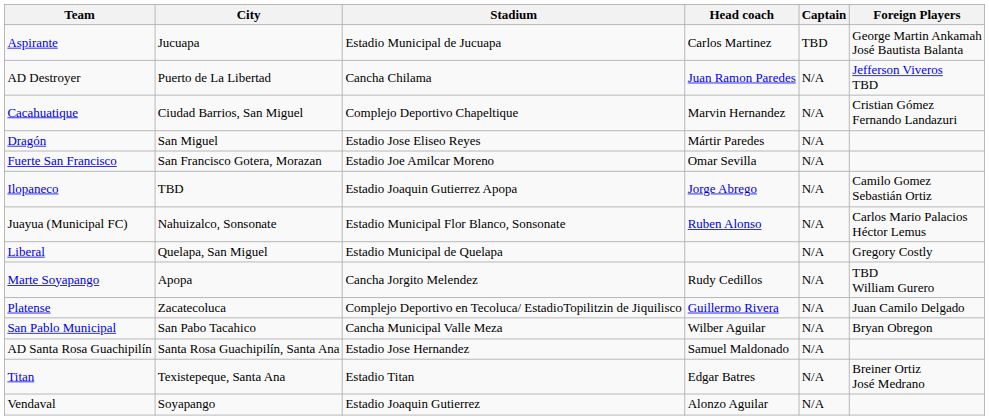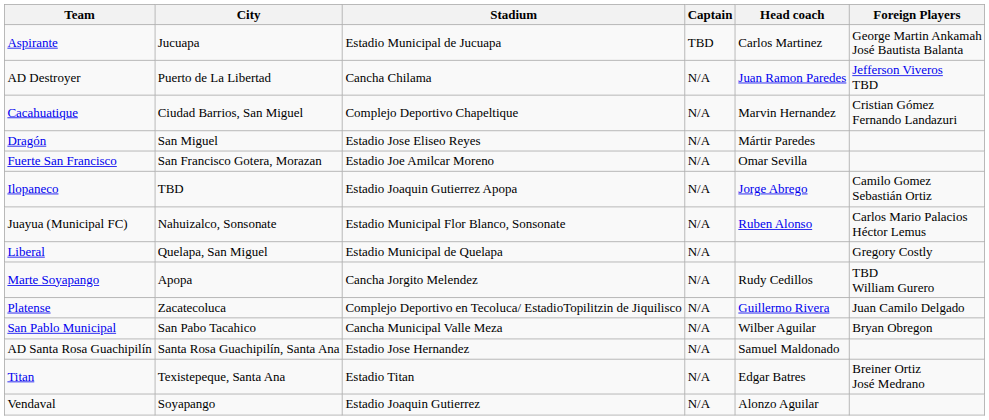columns swapped: (742, 14) <-> (824, 14)
